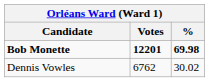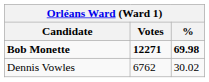(147, 49) 12201 -> (147, 49) 12271
